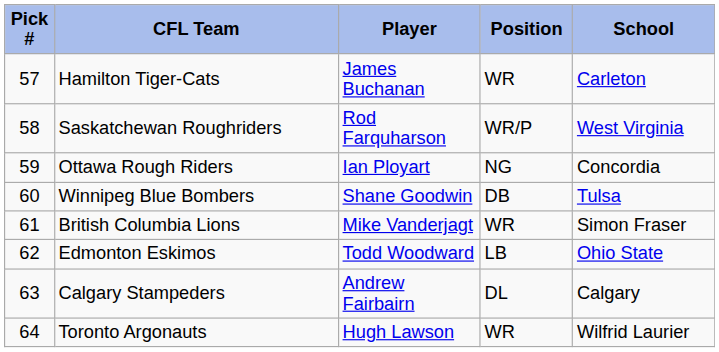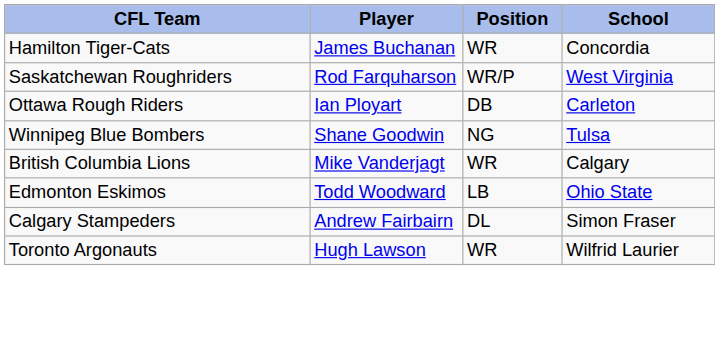- column: (29, 29)
(611, 78) Carleton -> (608, 47) Concordia
(498, 167) NG -> (480, 105) DB
(618, 167) Concordia -> (601, 105) Carleton
(497, 196) DB -> (481, 134) NG
(632, 225) Simon Fraser -> (598, 163) Calgary
(608, 293) Calgary -> (621, 221) Simon Fraser
